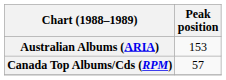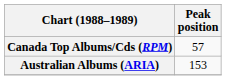rows swapped: (90, 46) <-> (90, 65)
